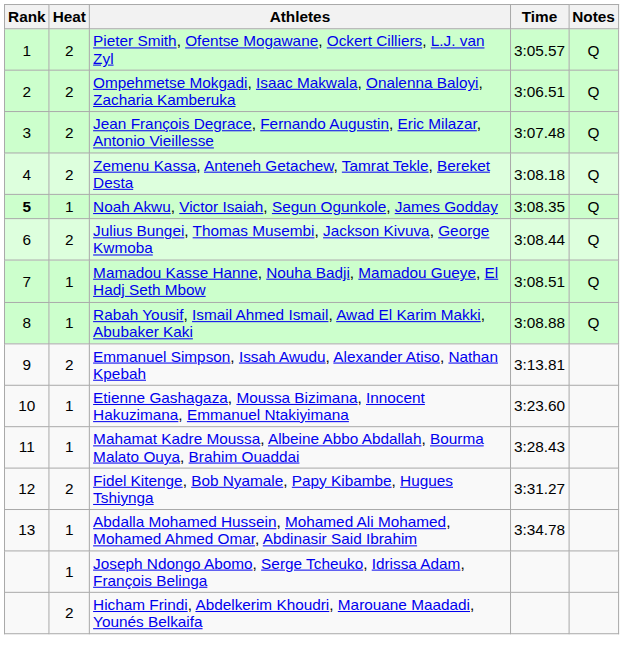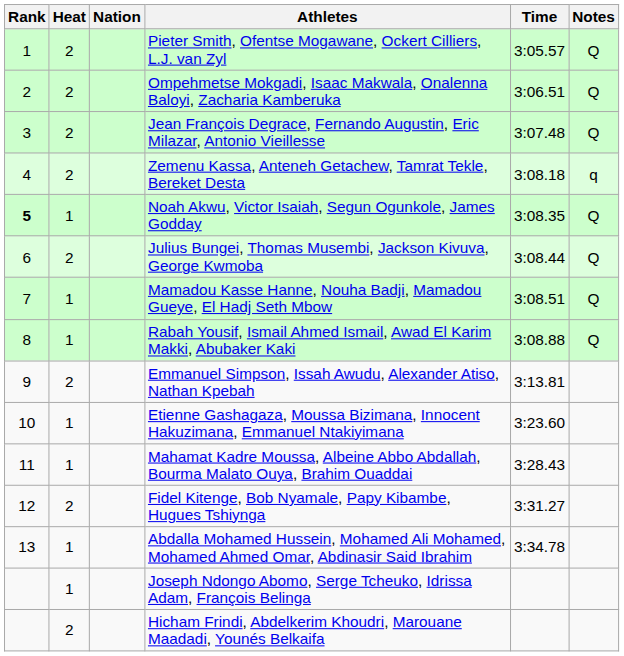+ column: (117, 17)
(594, 174) Q -> (594, 174) q
